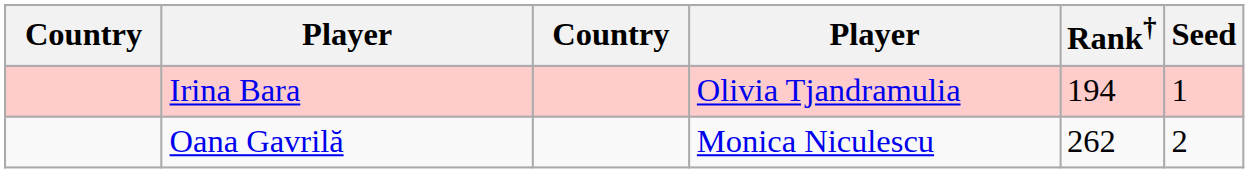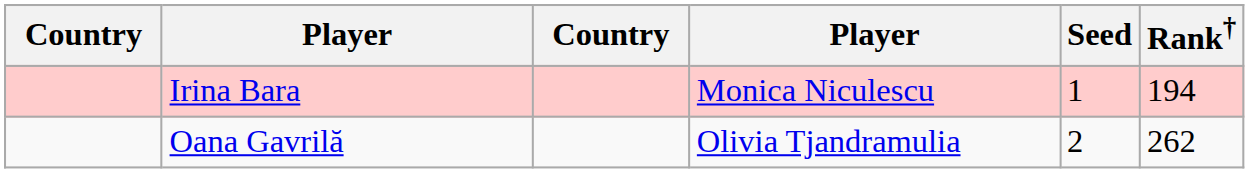columns swapped: (1112, 34) <-> (1204, 34)
(829, 90) Olivia Tjandramulia -> (815, 90) Monica Niculescu
(815, 142) Monica Niculescu -> (829, 142) Olivia Tjandramulia
